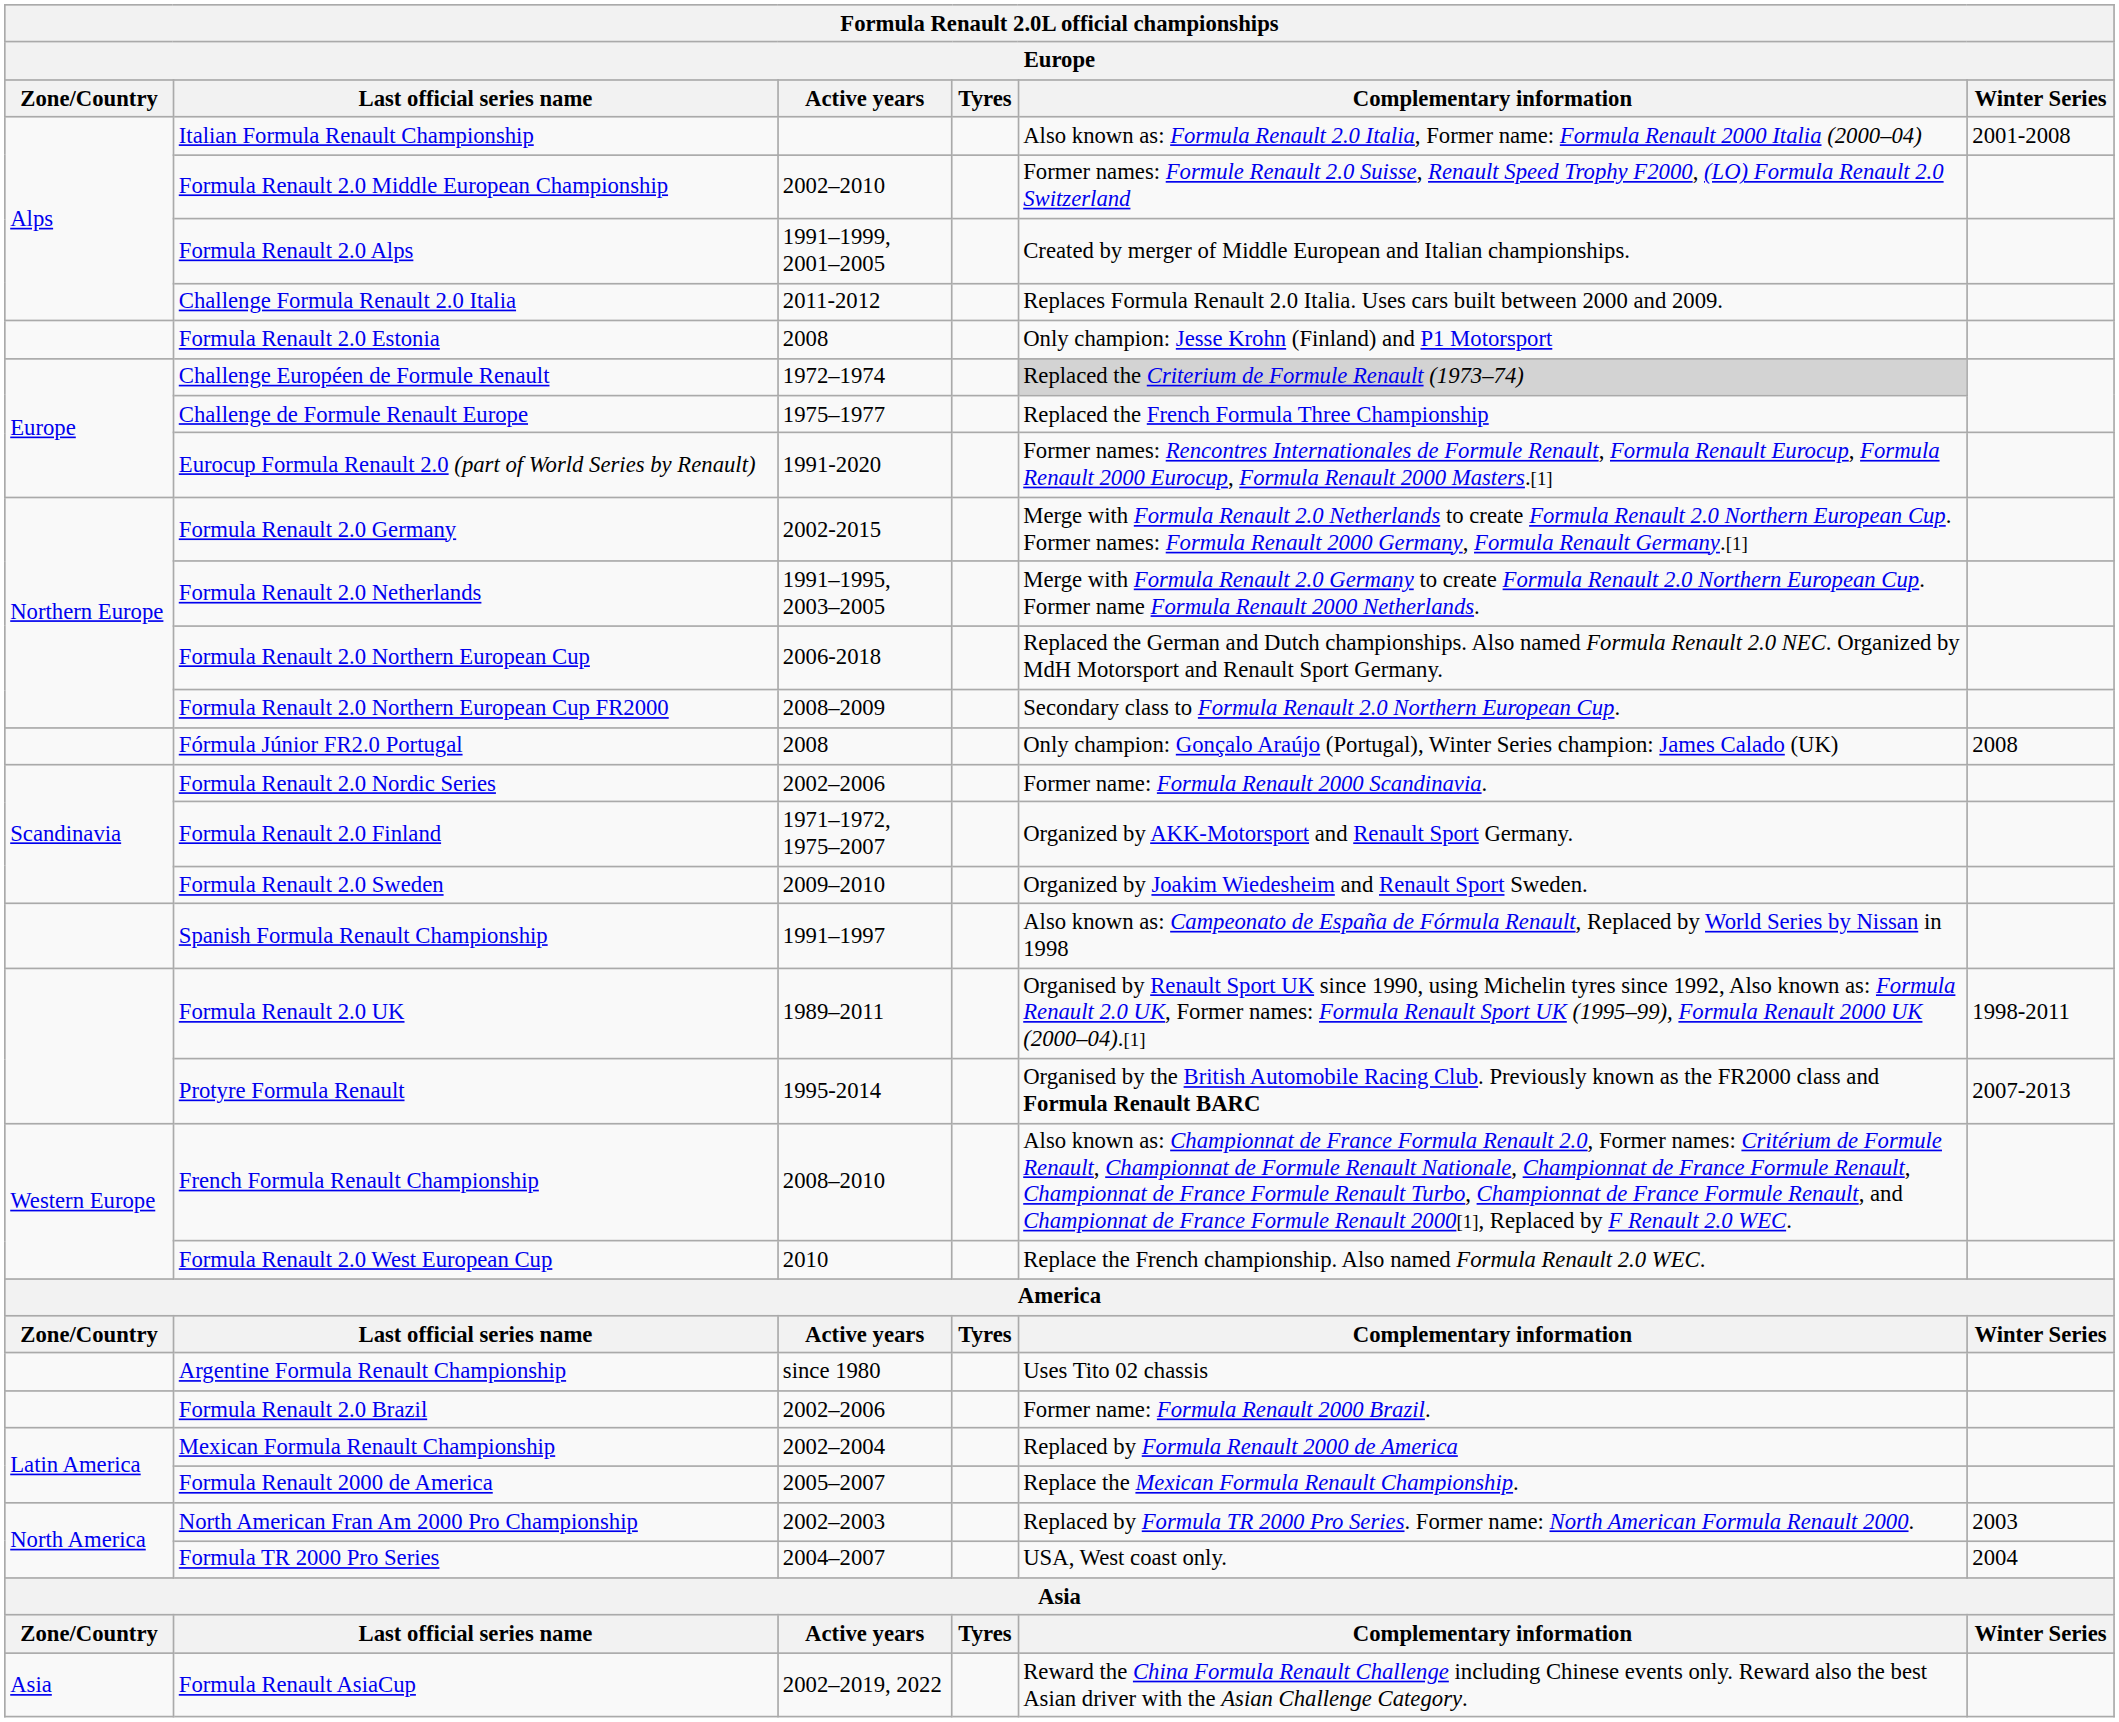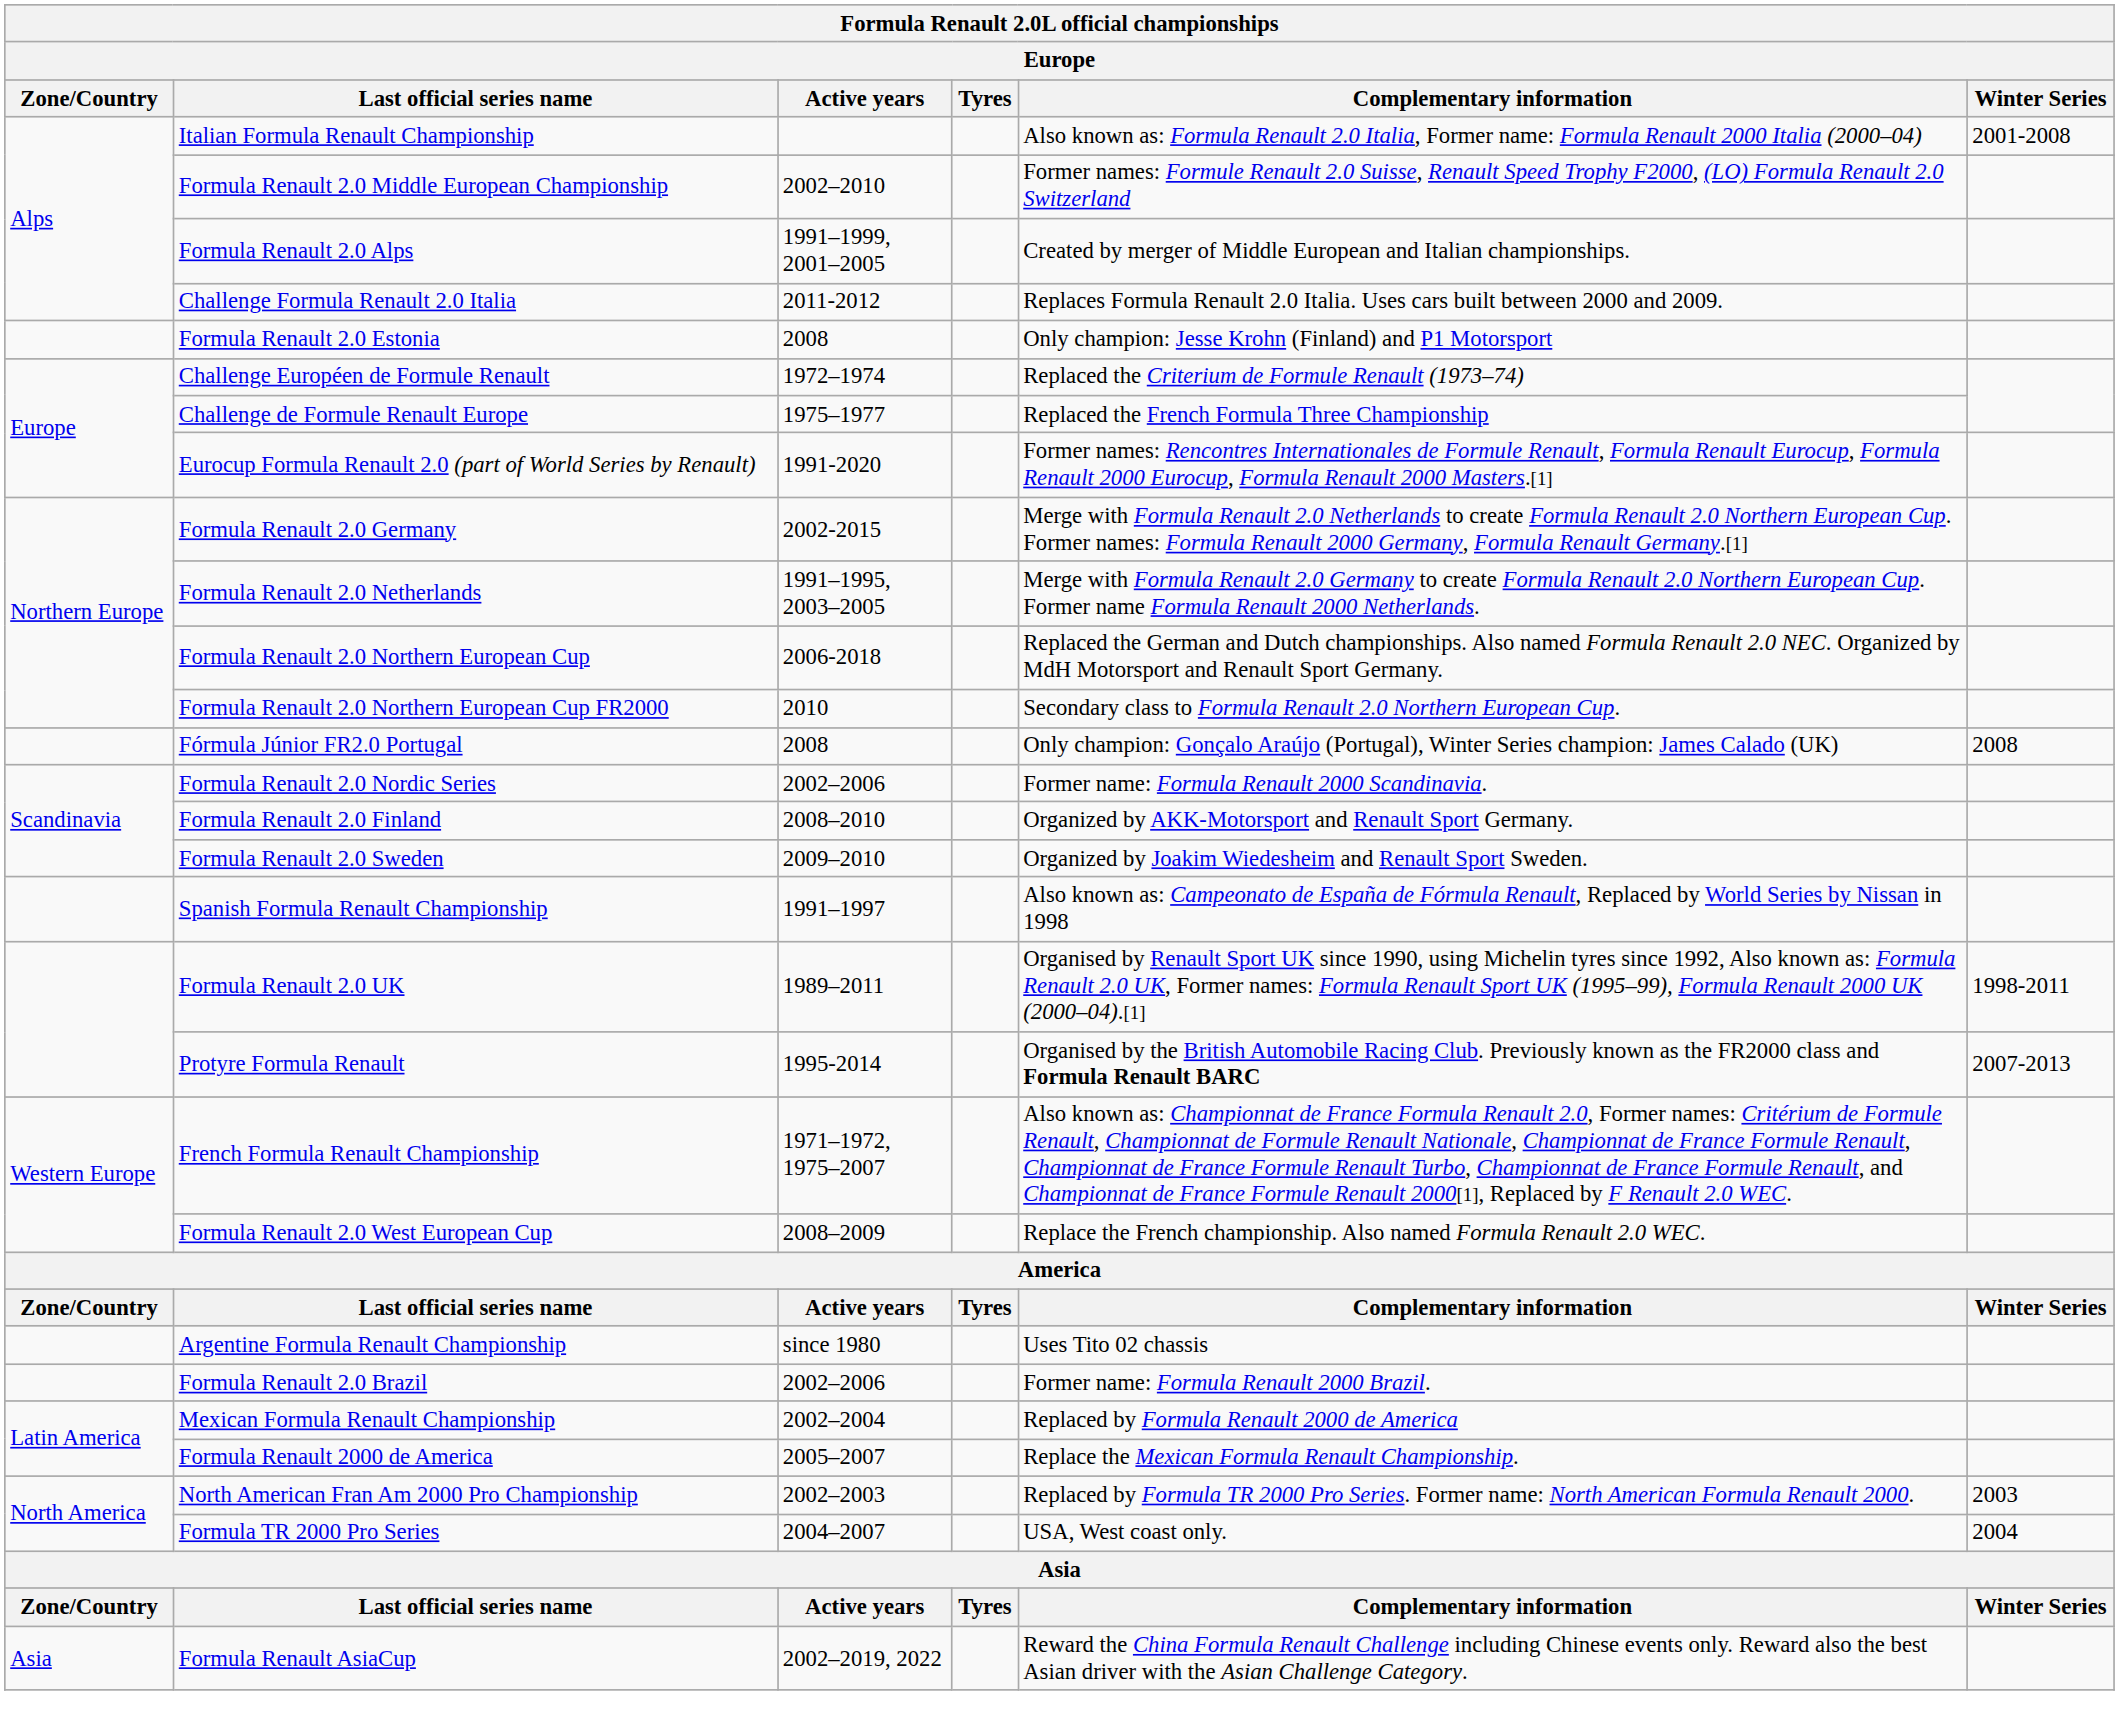(1274, 376) lightgrey background -> (1274, 376) no background
(834, 707) 2008–2009 -> (806, 707) 2010
(837, 833) 1971–1972, 1975–2007 -> (834, 820) 2008–2010
(834, 1181) 2008–2010 -> (837, 1154) 1971–1972, 1975–2007
(806, 1258) 2010 -> (834, 1232) 2008–2009
